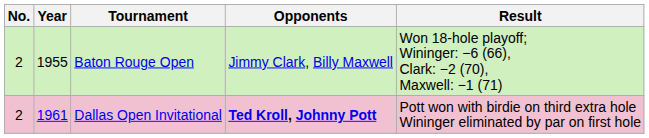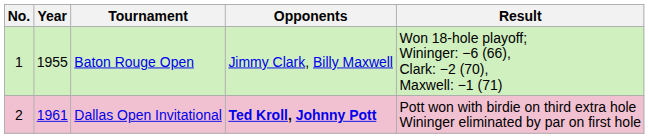(19, 61) 2 -> (19, 61) 1
